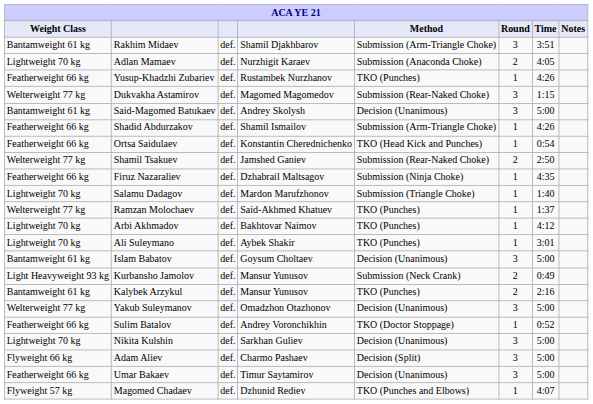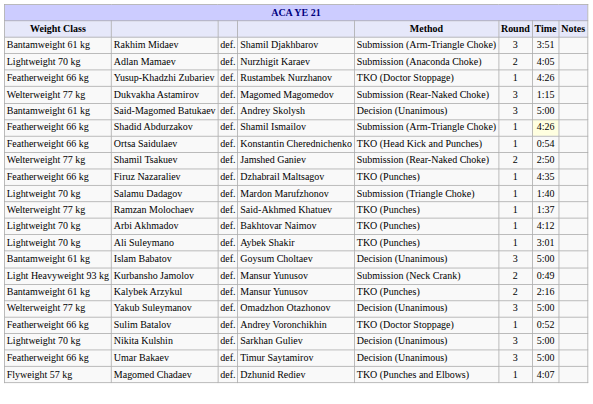(388, 78) TKO (Punches) -> (405, 78) TKO (Doctor Stoppage)
(546, 127) no background -> (546, 127) lightyellow background
(410, 177) Submission (Ninja Choke) -> (388, 177) TKO (Punches)
- row: (138, 358)
